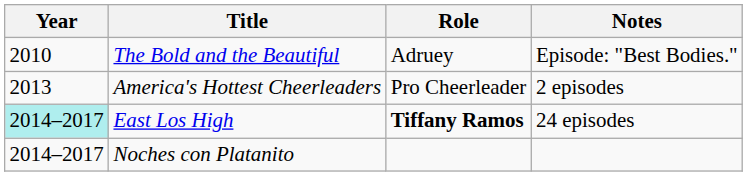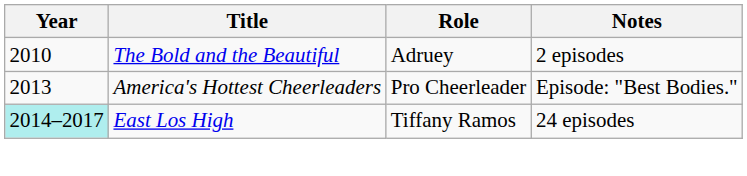(637, 54) Episode: "Best Bodies." -> (580, 54) 2 episodes
(580, 87) 2 episodes -> (637, 87) Episode: "Best Bodies."
(457, 120) bold -> (453, 120) normal
- row: (204, 154)
